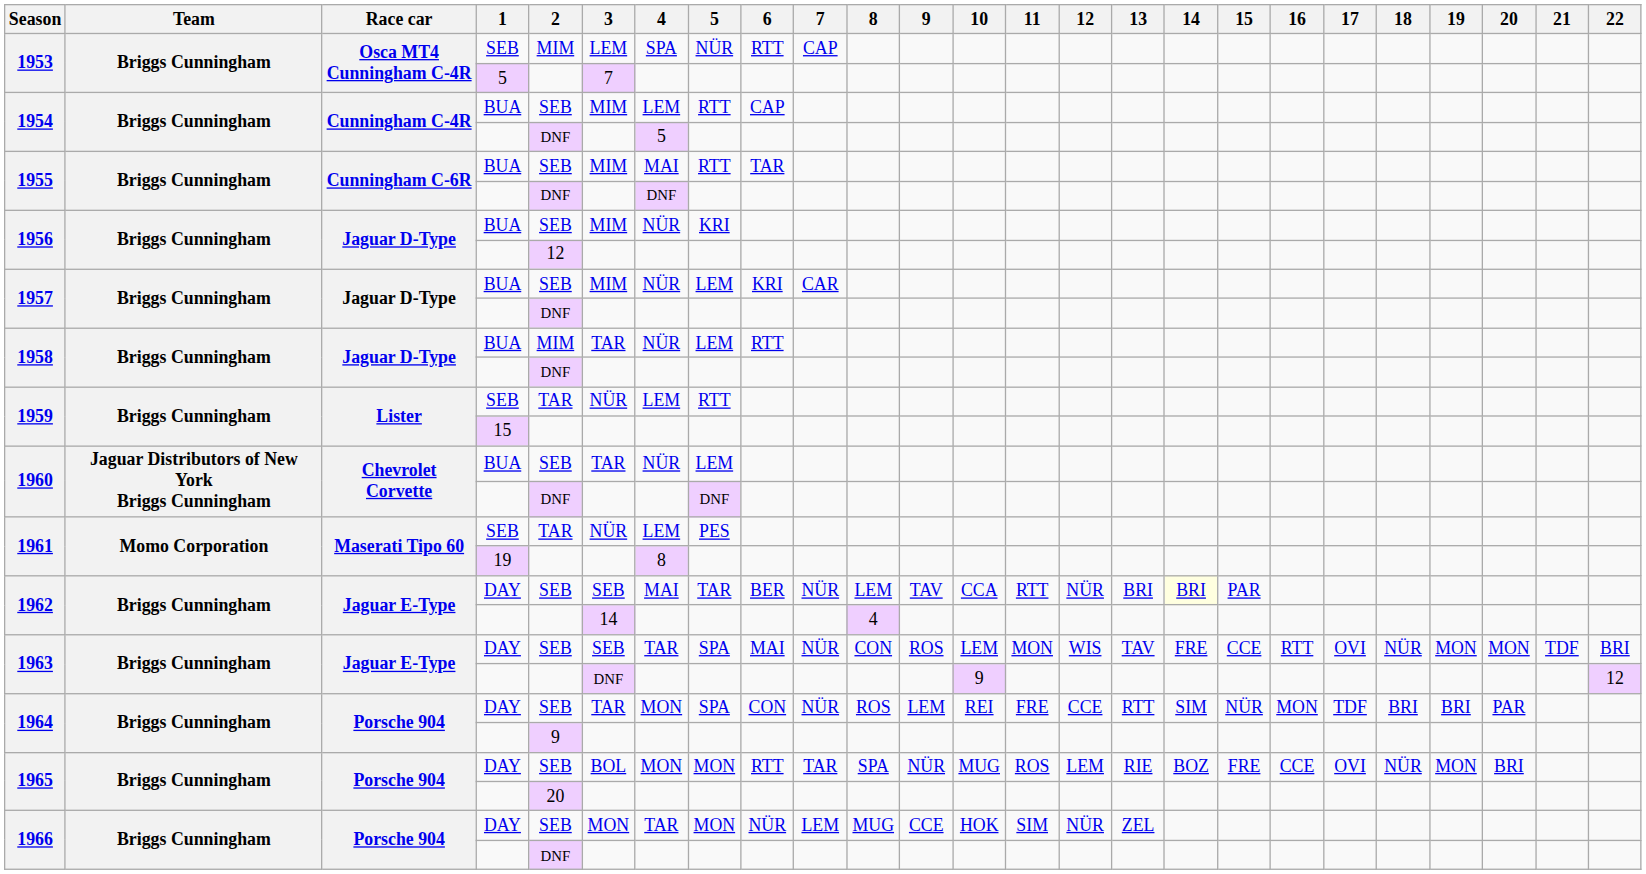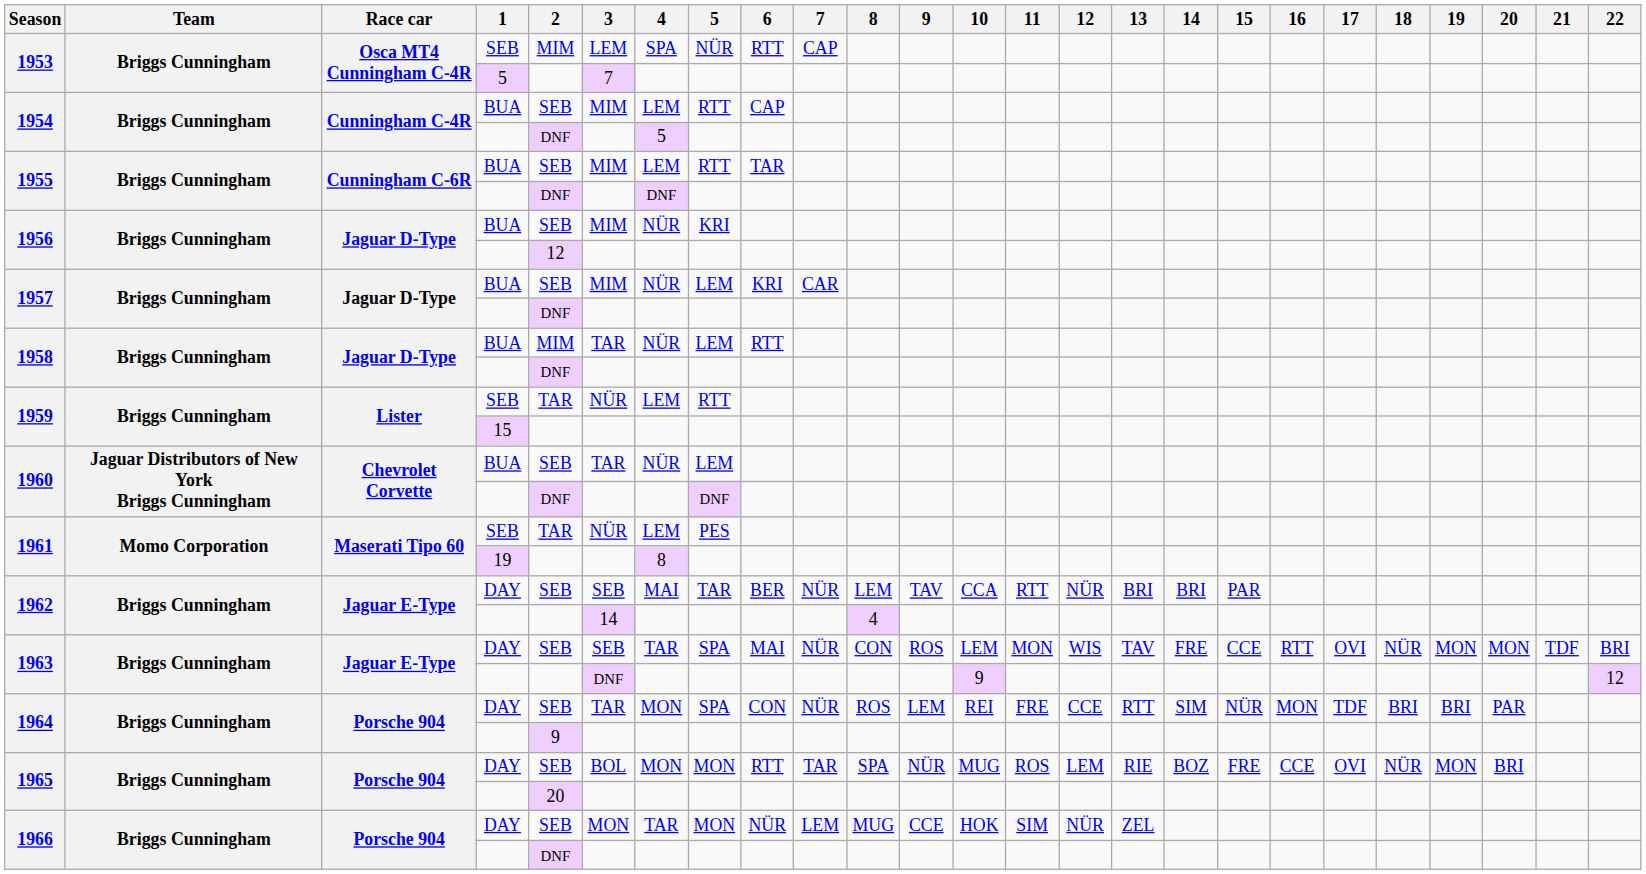(661, 165) MAI -> (661, 165) LEM
(1191, 589) lightyellow background -> (1191, 589) no background
